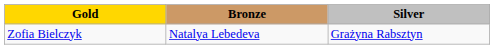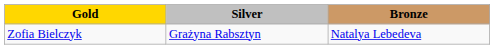columns swapped: (409, 14) <-> (247, 14)
